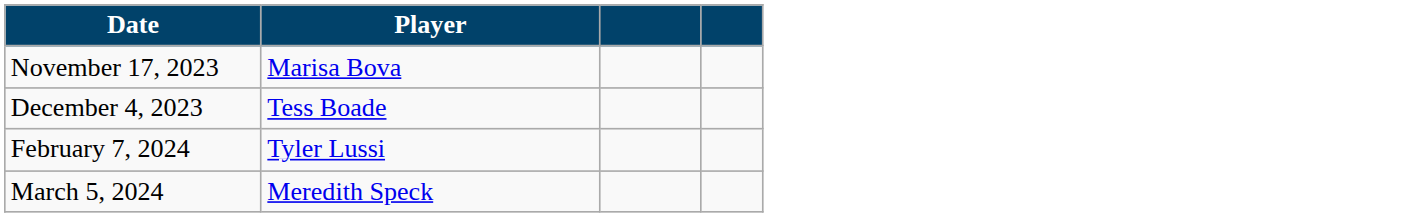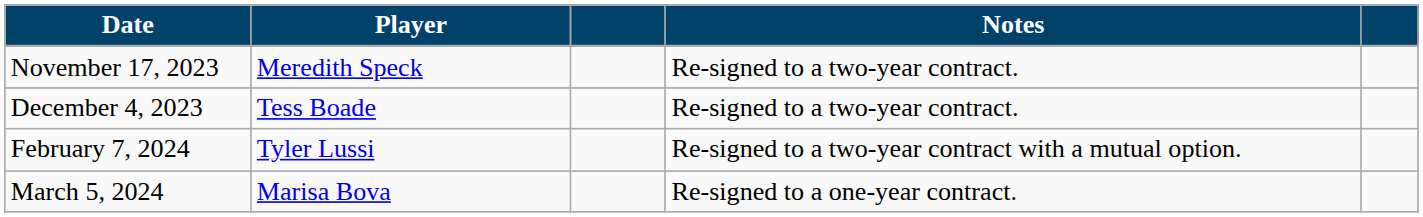+ column: (1013, 25)
(334, 66) Marisa Bova -> (340, 66) Meredith Speck
(350, 190) Meredith Speck -> (324, 190) Marisa Bova
